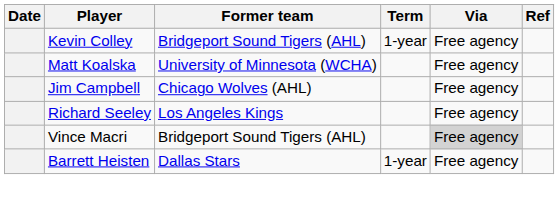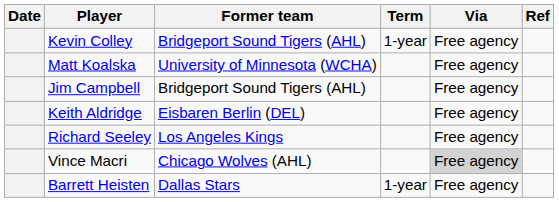(235, 88) Chicago Wolves (AHL) -> (262, 88) Bridgeport Sound Tigers (AHL)
+ row: (95, 112)
(262, 137) Bridgeport Sound Tigers (AHL) -> (235, 161) Chicago Wolves (AHL)
